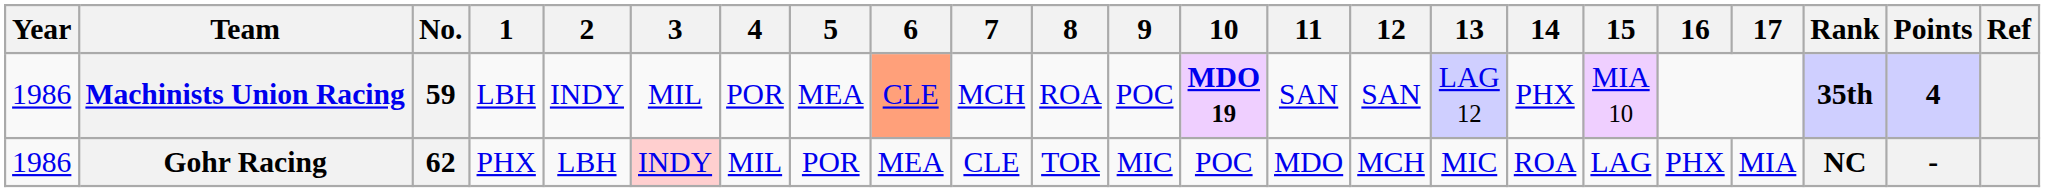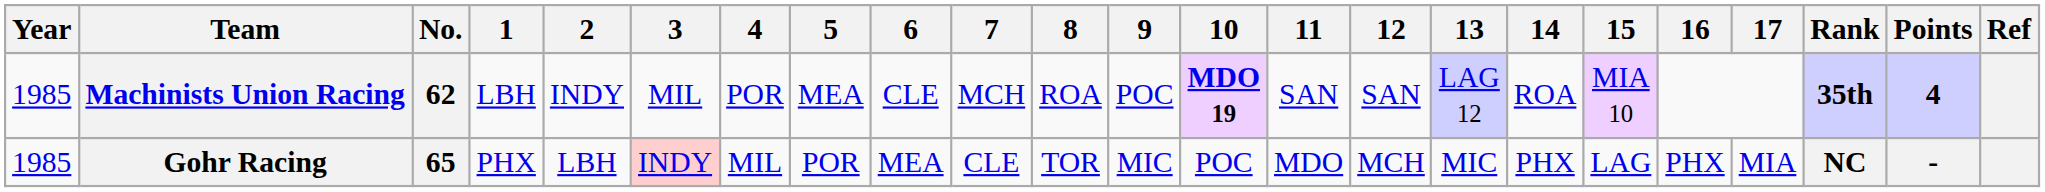(42, 94) 1986 -> (42, 94) 1985
(441, 94) 59 -> (441, 94) 62
(911, 94) lightsalmon background -> (911, 94) no background
(1545, 94) PHX -> (1545, 94) ROA
(42, 161) 1986 -> (42, 161) 1985
(441, 161) 62 -> (441, 161) 65
(1545, 161) ROA -> (1545, 161) PHX
